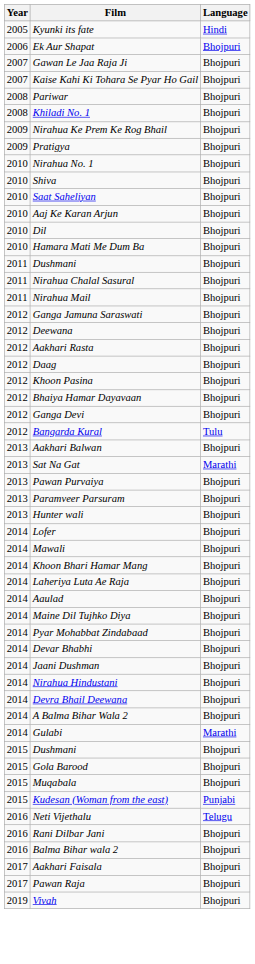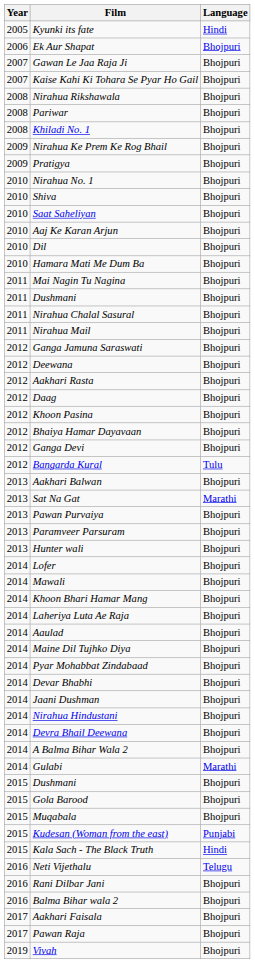+ row: (17, 96)
+ row: (17, 280)
+ row: (17, 850)
